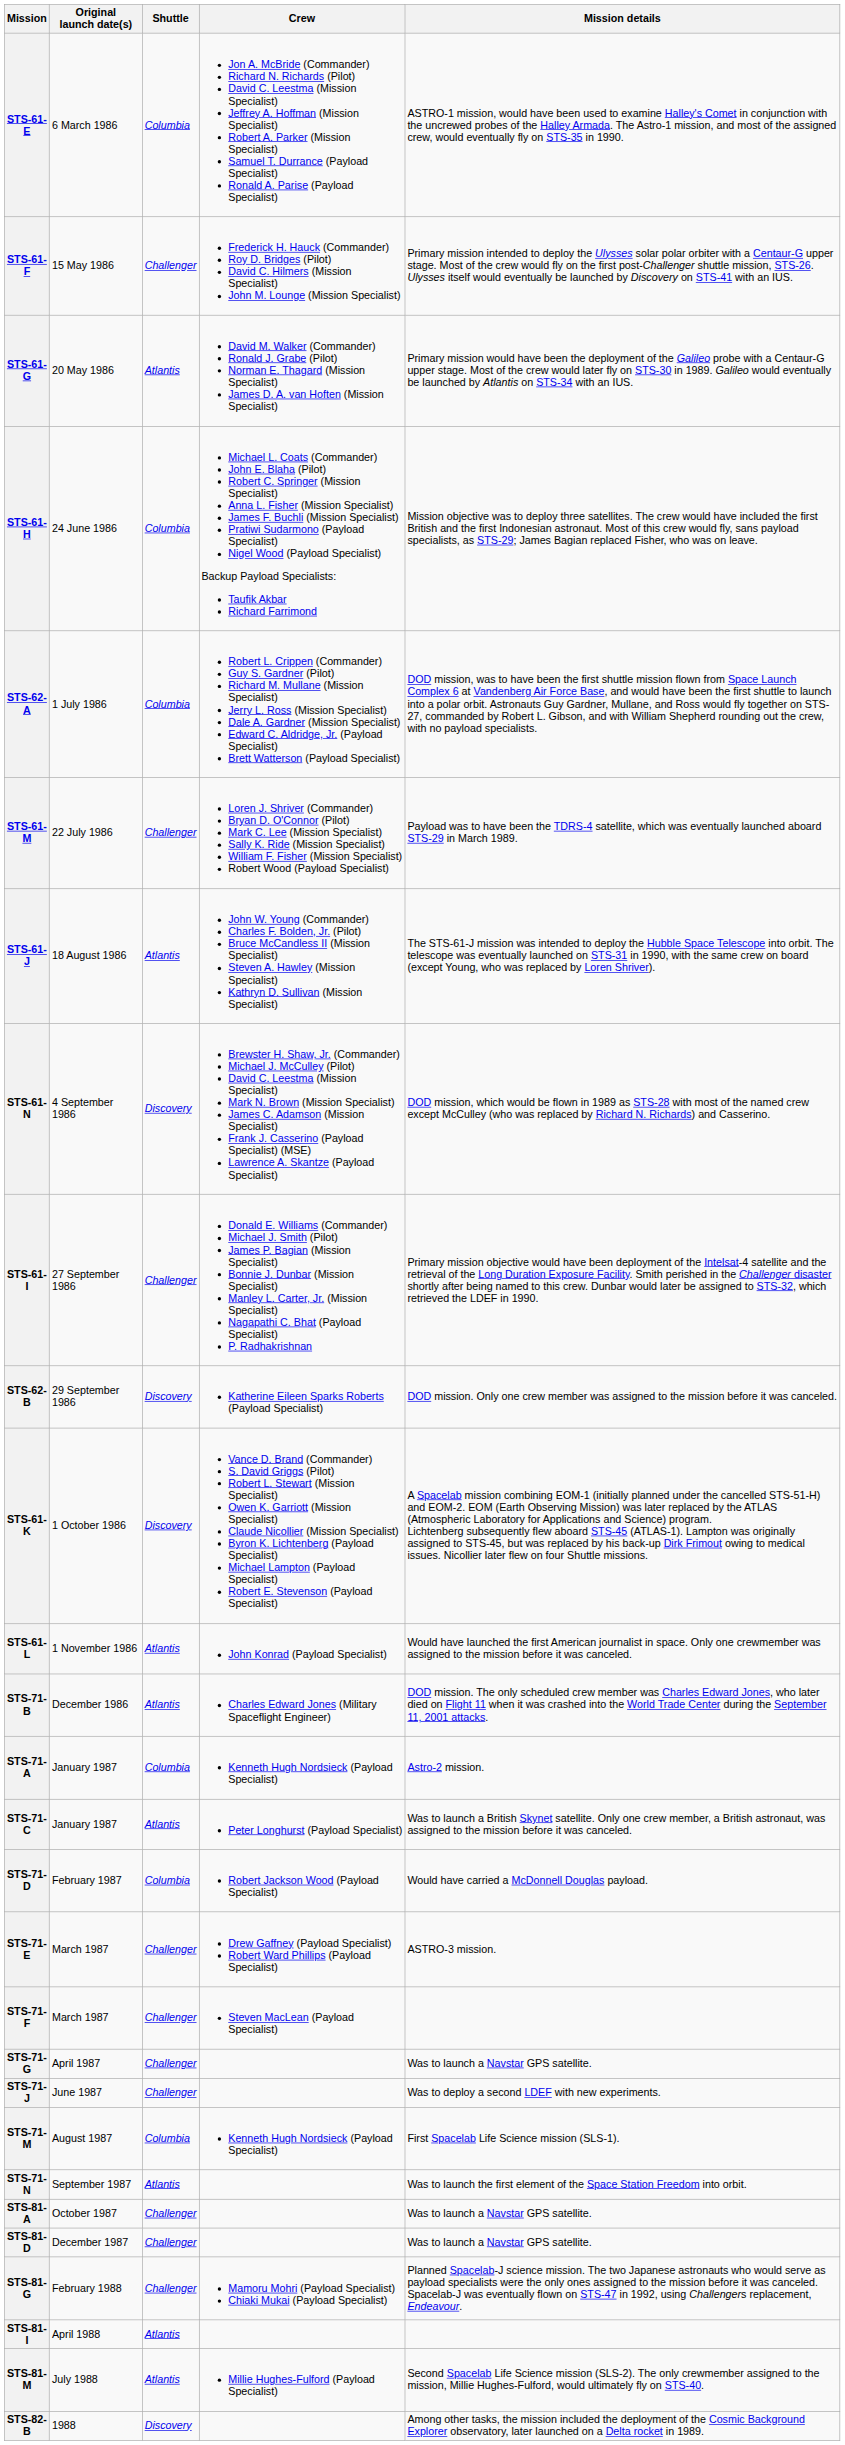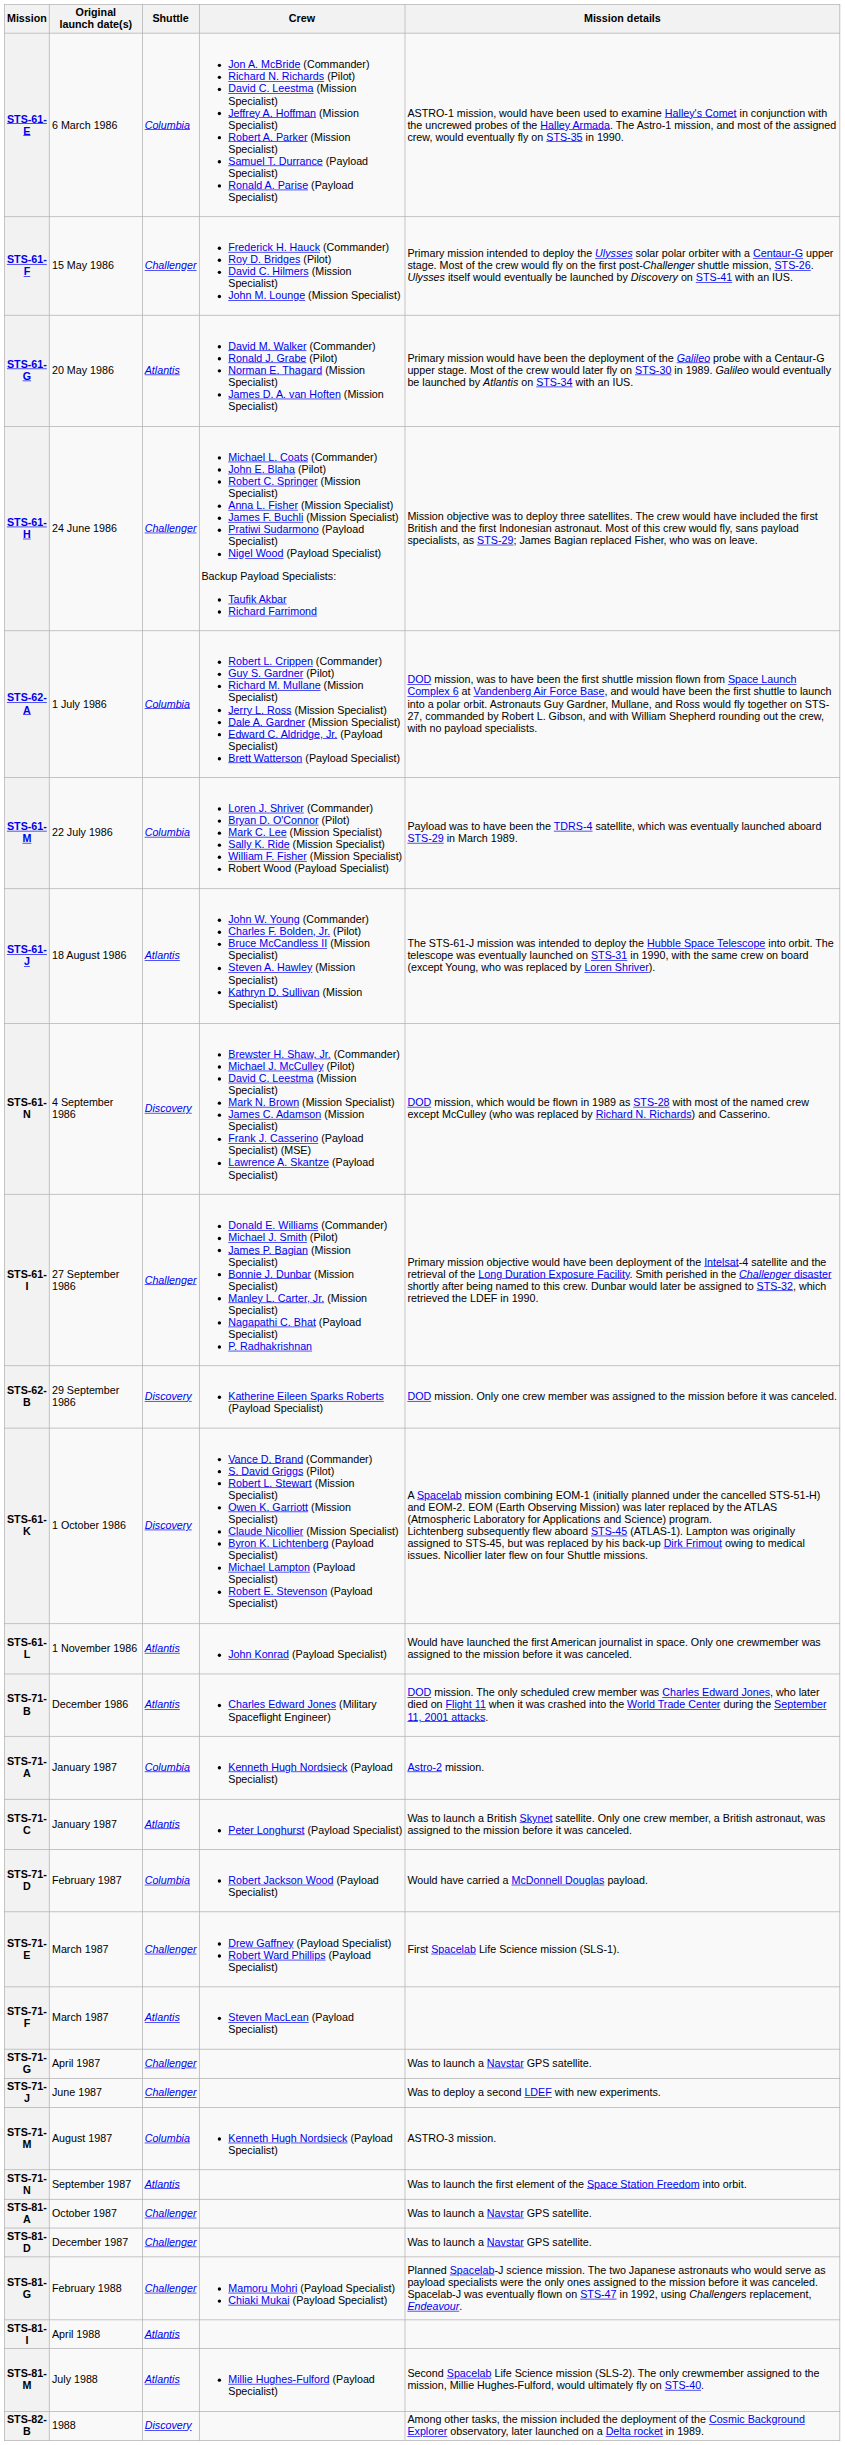(167, 528) Columbia -> (171, 528) Challenger
(171, 833) Challenger -> (167, 833) Columbia
(452, 1949) ASTRO-3 mission. -> (513, 1949) First Spacelab Life Science mission (SLS-1).
(171, 2018) Challenger -> (162, 2018) Atlantis
(513, 2138) First Spacelab Life Science mission (SLS-1). -> (452, 2138) ASTRO-3 mission.
